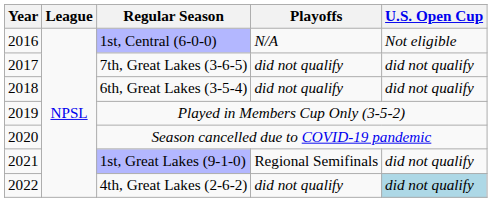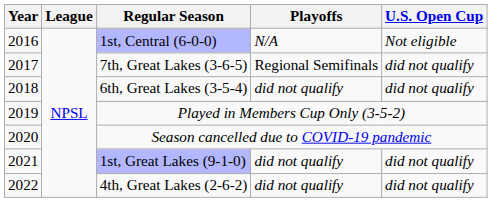(299, 64) did not qualify -> (316, 64) Regional Semifinals
(316, 161) Regional Semifinals -> (299, 161) did not qualify
(429, 185) lightblue background -> (429, 185) no background
